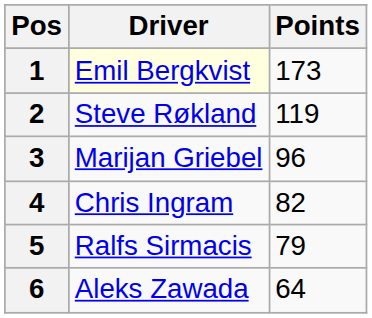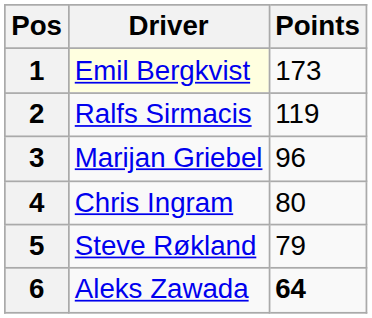(166, 114) Steve Røkland -> (163, 114) Ralfs Sirmacis
(291, 202) 82 -> (291, 202) 80
(163, 245) Ralfs Sirmacis -> (166, 245) Steve Røkland
(291, 289) normal -> (291, 289) bold
